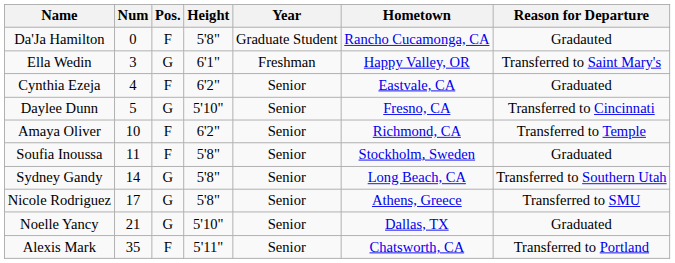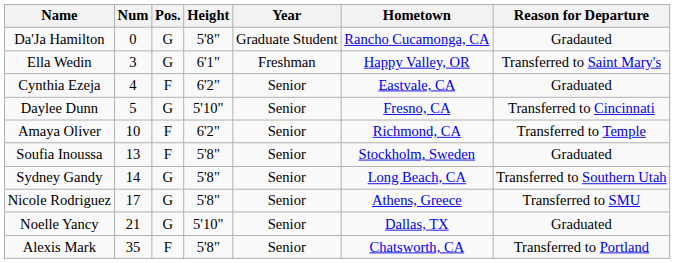(168, 39) F -> (168, 39) G
(133, 154) 11 -> (133, 154) 13
(208, 246) 5'11" -> (208, 246) 5'8"
